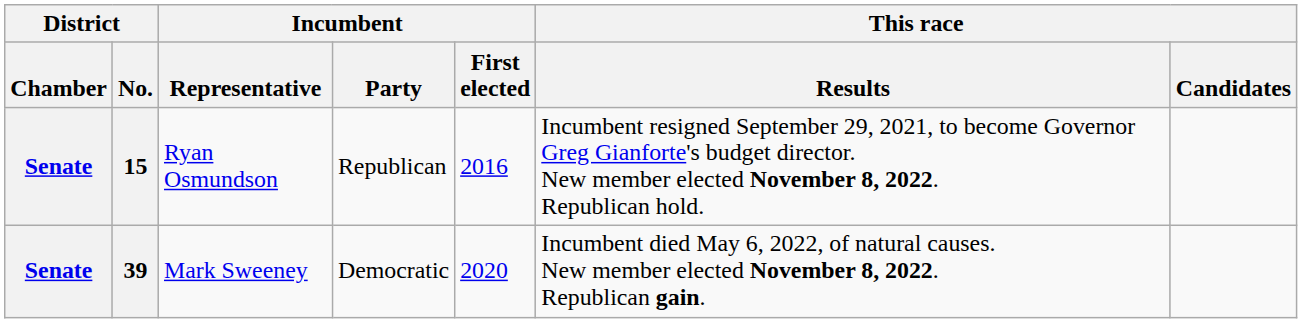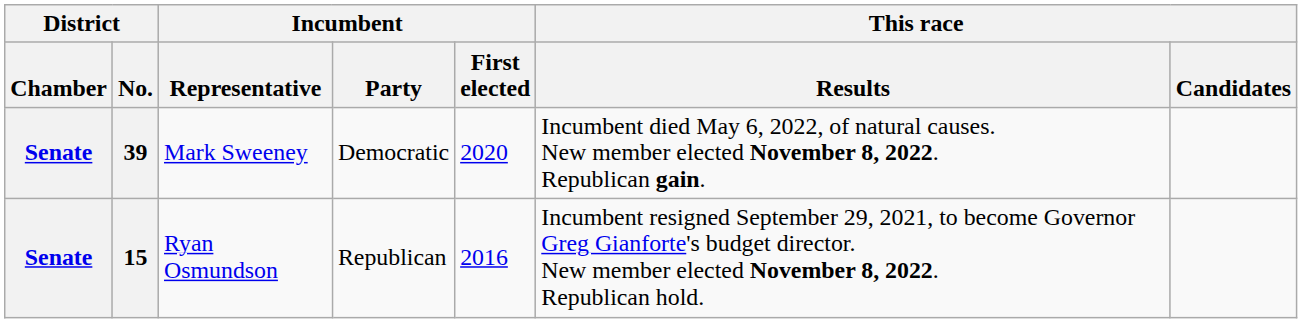rows swapped: (135, 166) <-> (135, 270)
